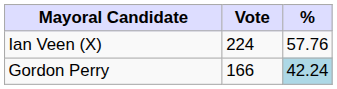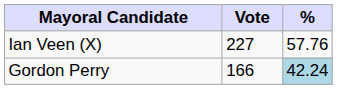(240, 44) 224 -> (240, 44) 227
